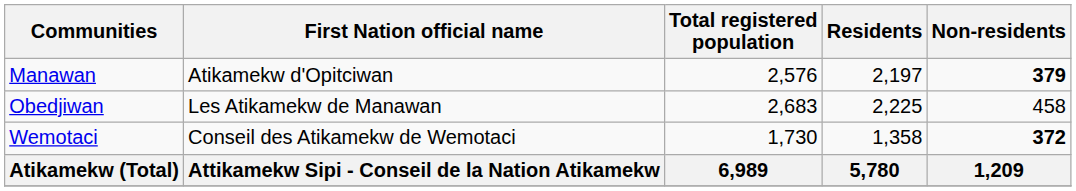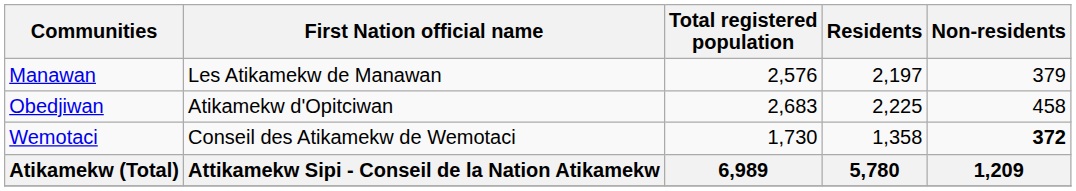(291, 74) Atikamekw d'Opitciwan -> (315, 74) Les Atikamekw de Manawan
(1049, 74) bold -> (1049, 74) normal
(315, 106) Les Atikamekw de Manawan -> (291, 106) Atikamekw d'Opitciwan
